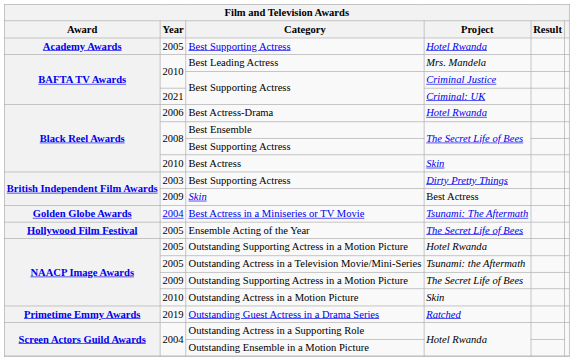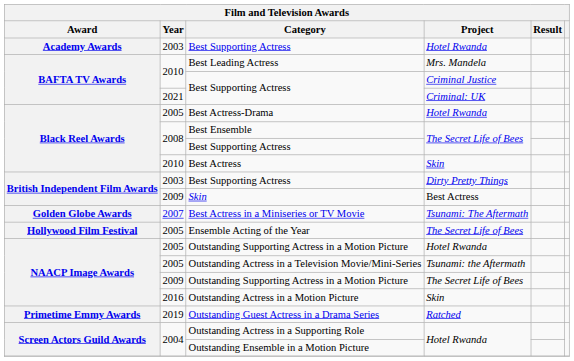(173, 46) 2005 -> (173, 46) 2003
(173, 113) 2006 -> (173, 113) 2005
(173, 213) 2004 -> (173, 213) 2007
(173, 297) 2010 -> (173, 297) 2016
